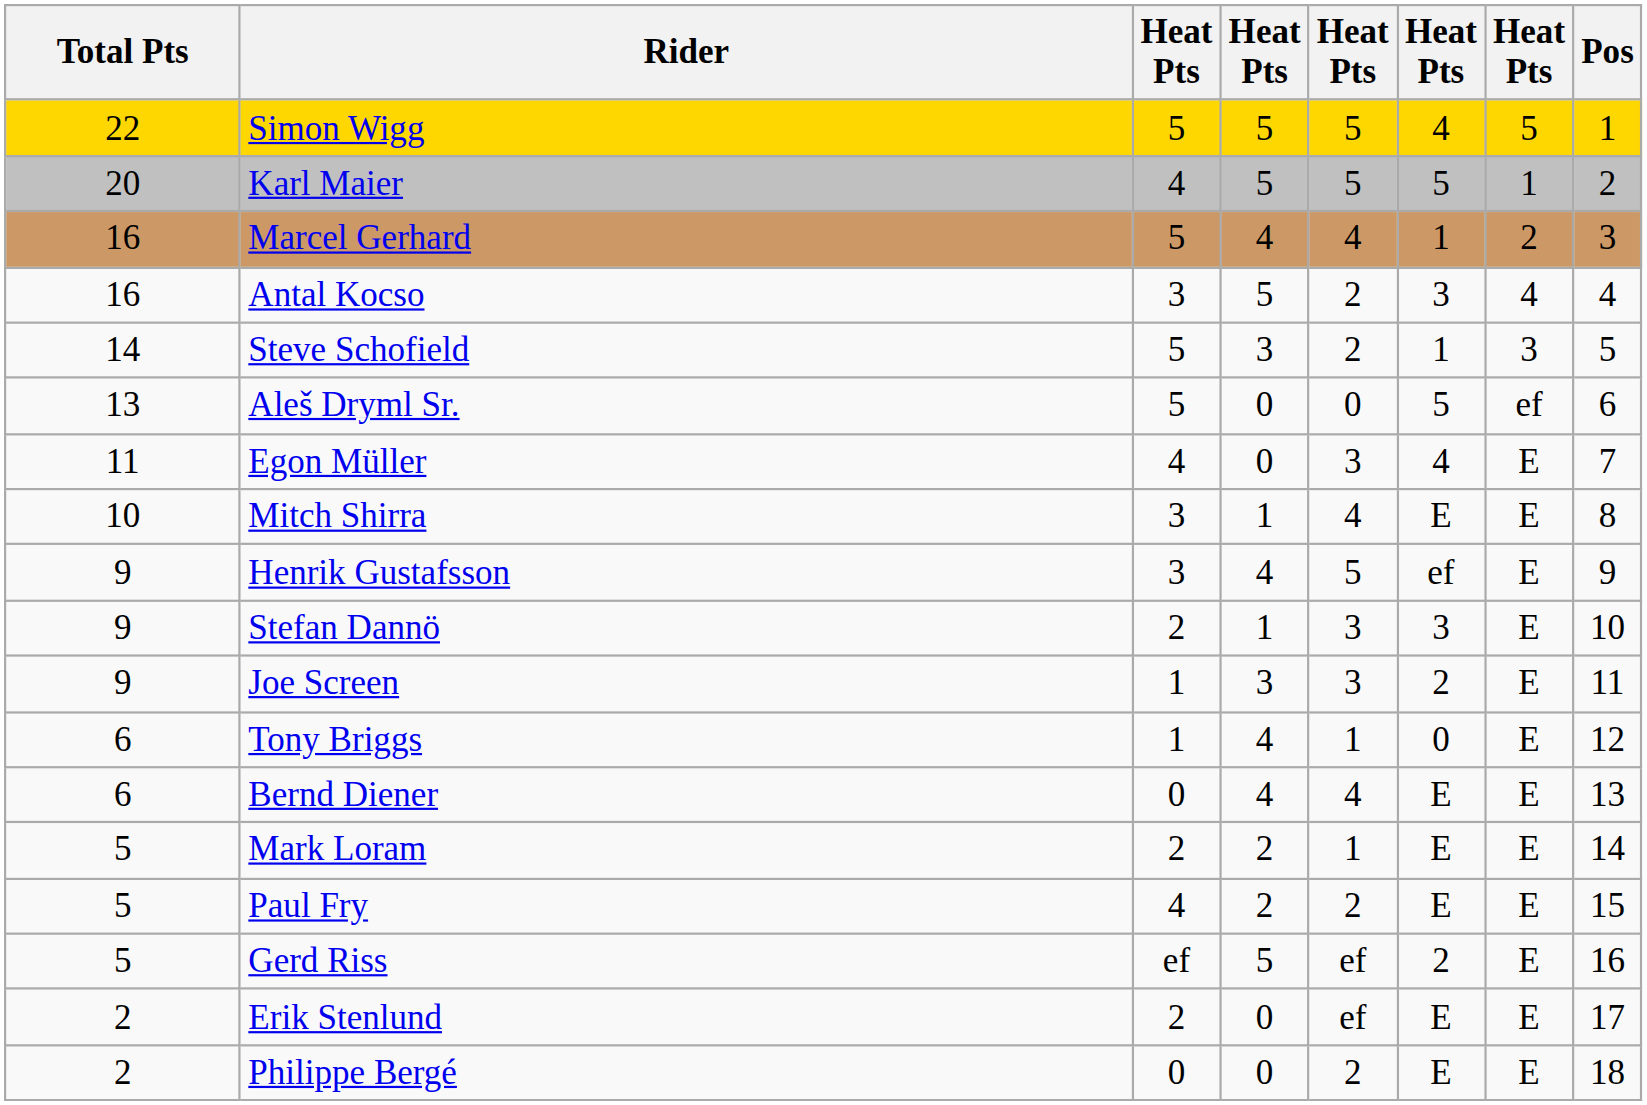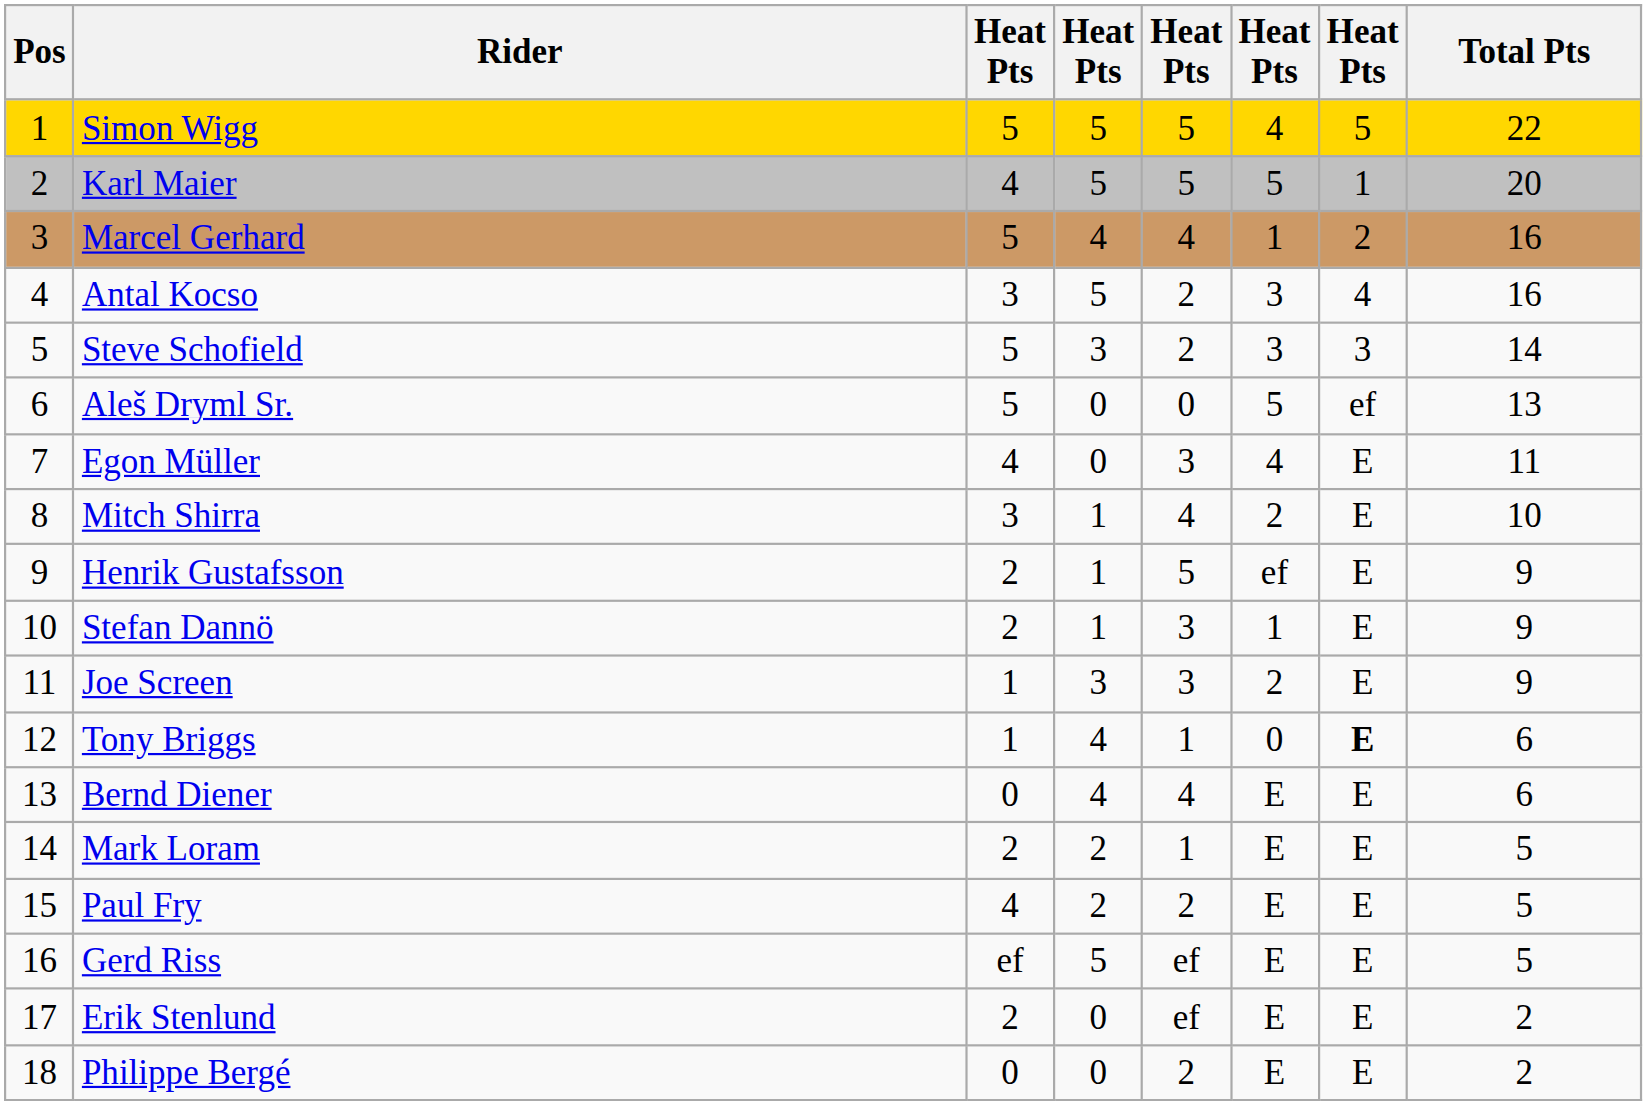columns swapped: (1607, 51) <-> (123, 51)
(1441, 349) 1 -> (1274, 349) 3
(1441, 516) E -> (1274, 516) 2
(1176, 571) 3 -> (1010, 571) 2
(1265, 571) 4 -> (1098, 571) 1
(1441, 627) 3 -> (1274, 627) 1
(1529, 738) normal -> (1363, 738) bold
(1441, 960) 2 -> (1274, 960) E
